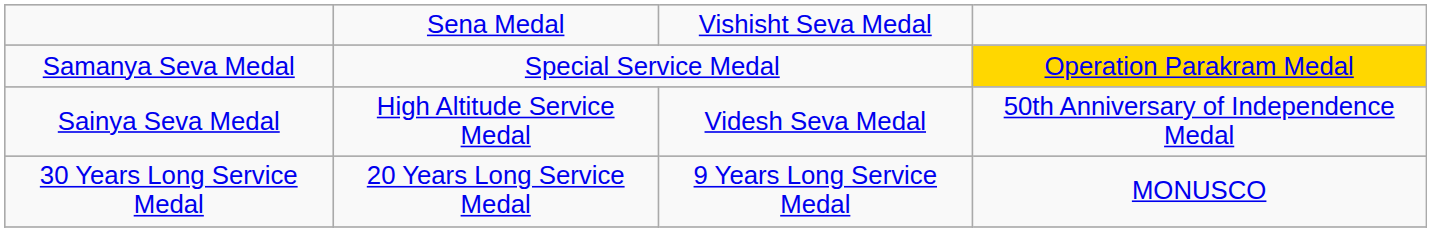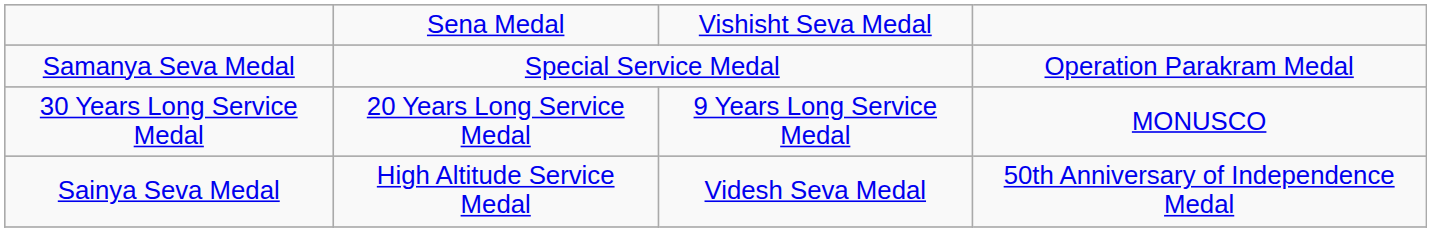(1199, 65) gold background -> (1199, 65) no background
rows swapped: (169, 121) <-> (169, 190)
